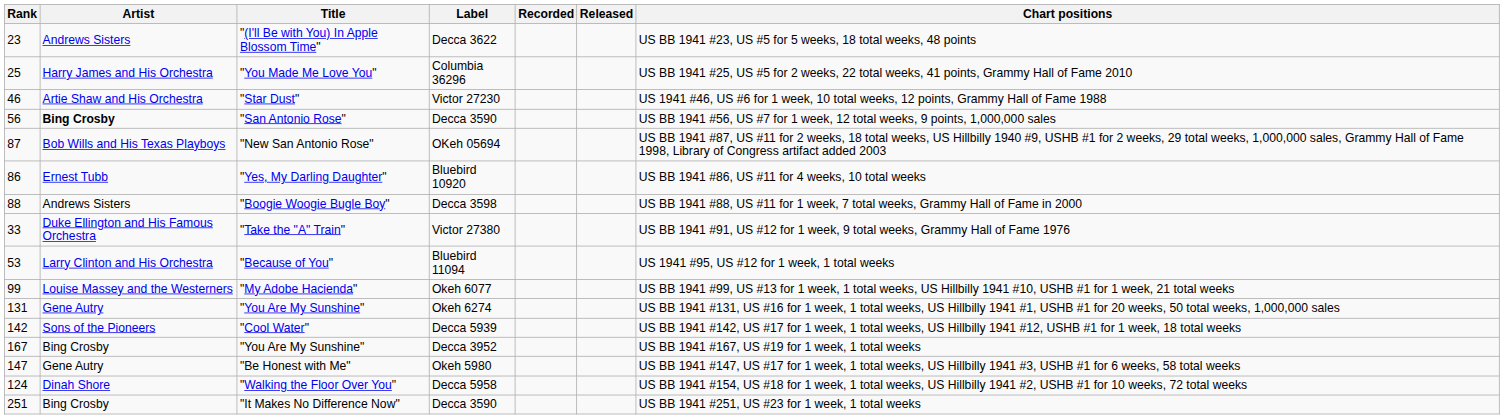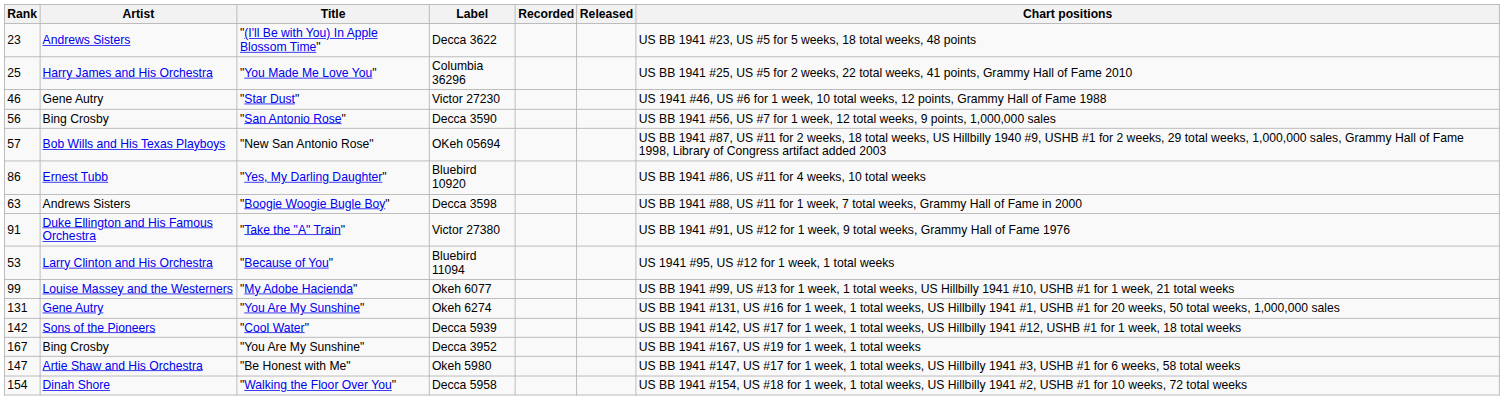(123, 99) Artie Shaw and His Orchestra -> (73, 99) Gene Autry
(79, 118) bold -> (76, 118) normal
(14, 144) 87 -> (14, 144) 57
(14, 203) 88 -> (14, 203) 63
(14, 229) 33 -> (14, 229) 91
(73, 366) Gene Autry -> (123, 366) Artie Shaw and His Orchestra
(17, 385) 124 -> (17, 385) 154
- row: (320, 404)
